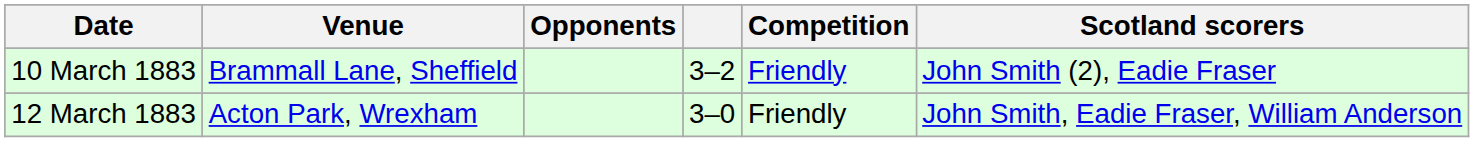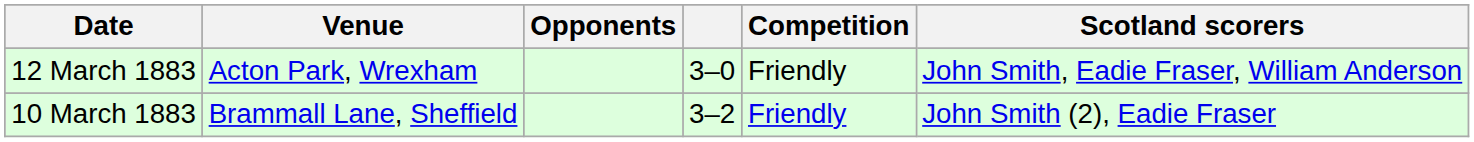rows swapped: (104, 70) <-> (104, 114)
